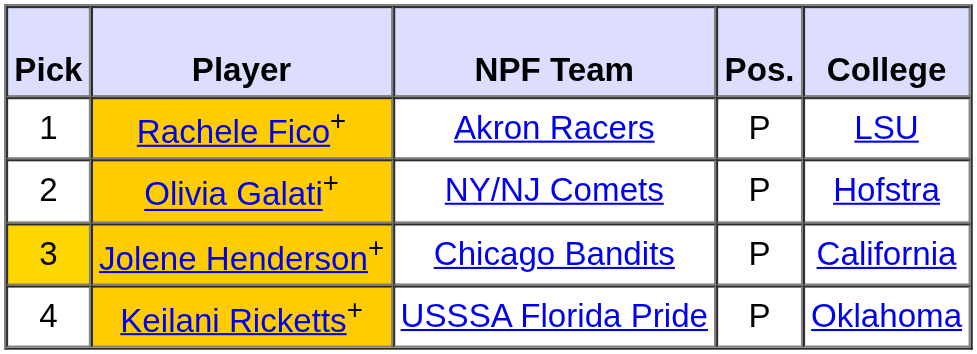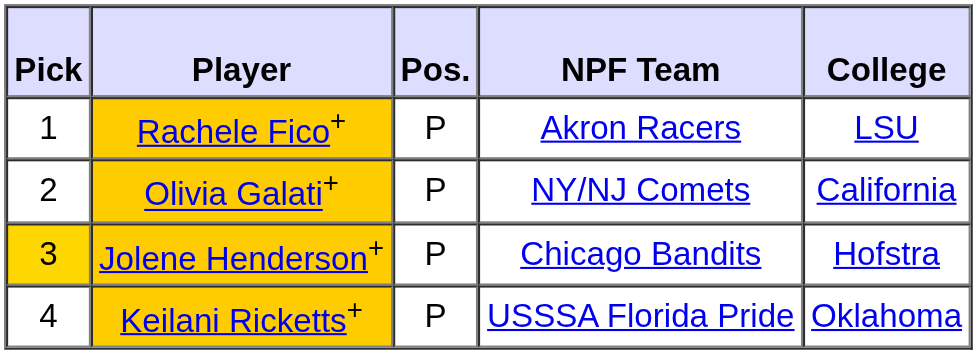columns swapped: (760, 69) <-> (554, 69)
(887, 190) Hofstra -> (887, 190) California
(887, 253) California -> (887, 253) Hofstra
